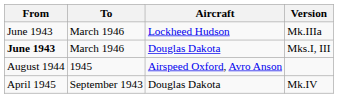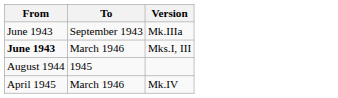- column: (215, 13)
(97, 31) March 1946 -> (106, 31) September 1943
(106, 84) September 1943 -> (97, 84) March 1946
